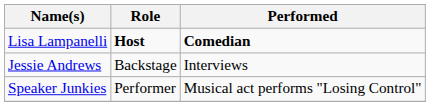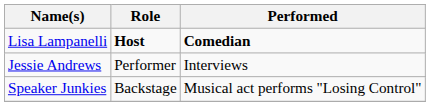(145, 64) Backstage -> (145, 64) Performer
(145, 88) Performer -> (145, 88) Backstage
